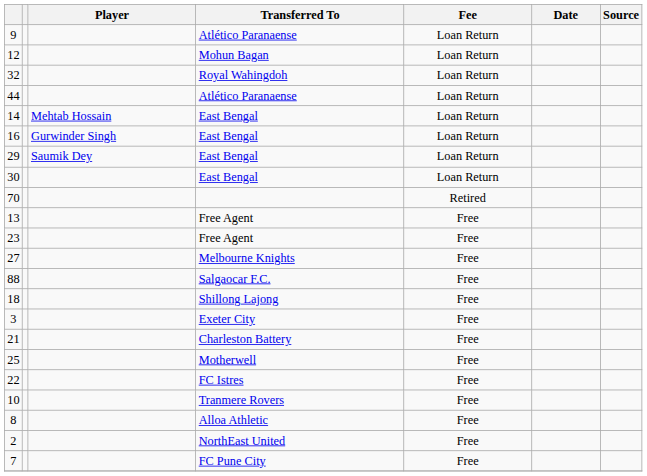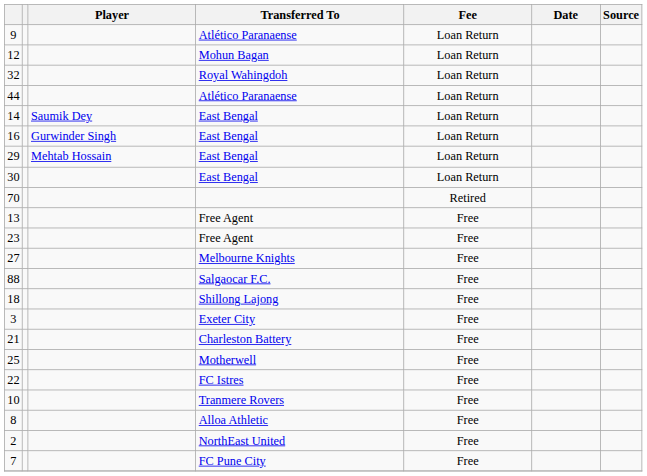(71, 116) Mehtab Hossain -> (62, 116) Saumik Dey
(62, 156) Saumik Dey -> (71, 156) Mehtab Hossain
